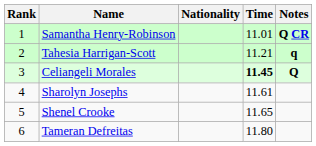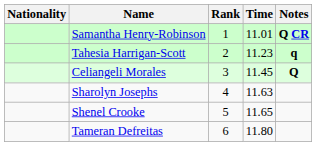columns swapped: (22, 14) <-> (211, 14)
(259, 53) 11.21 -> (259, 53) 11.23
(259, 72) bold -> (259, 72) normal
(259, 92) 11.61 -> (259, 92) 11.63
